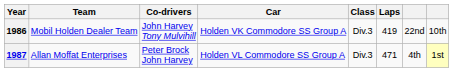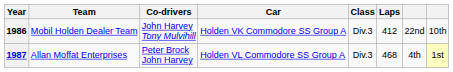(390, 31) 419 -> (390, 31) 412
(390, 56) 471 -> (390, 56) 468
